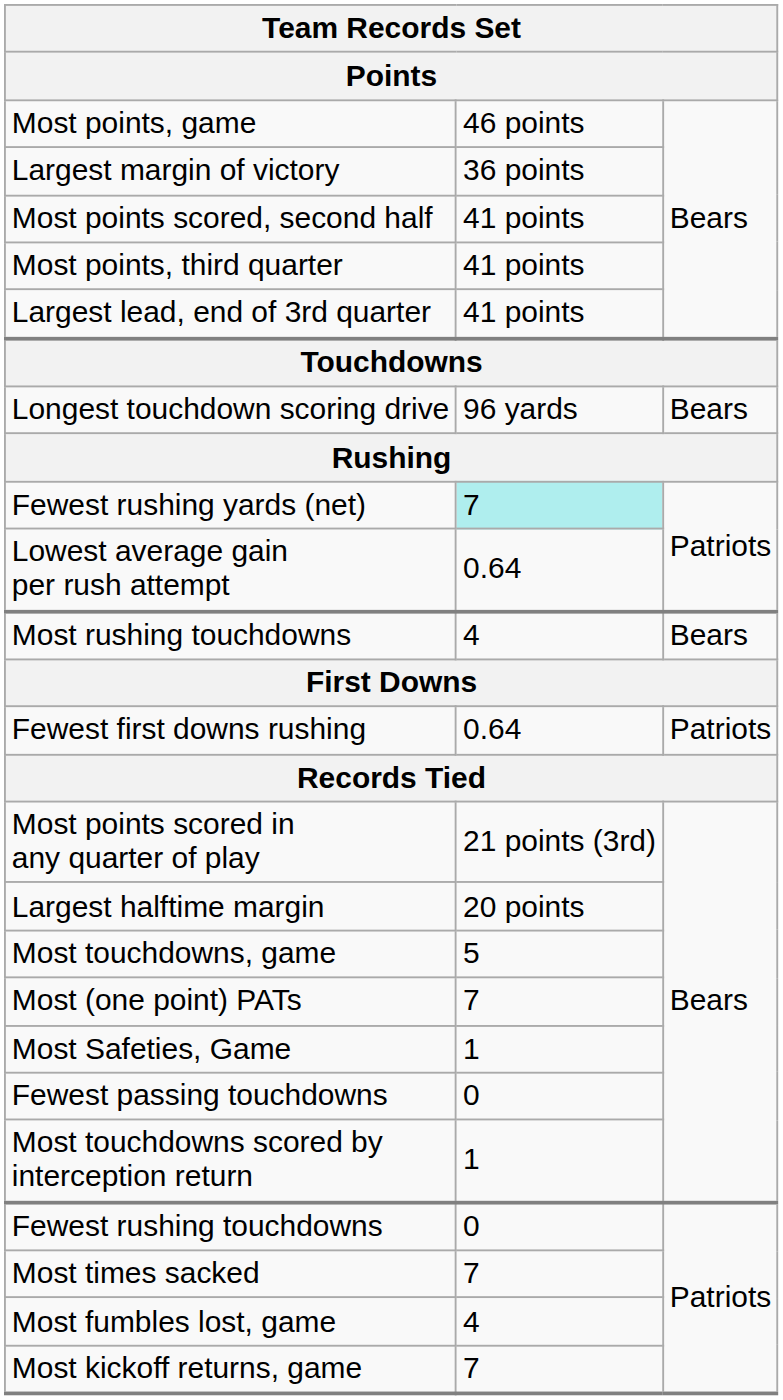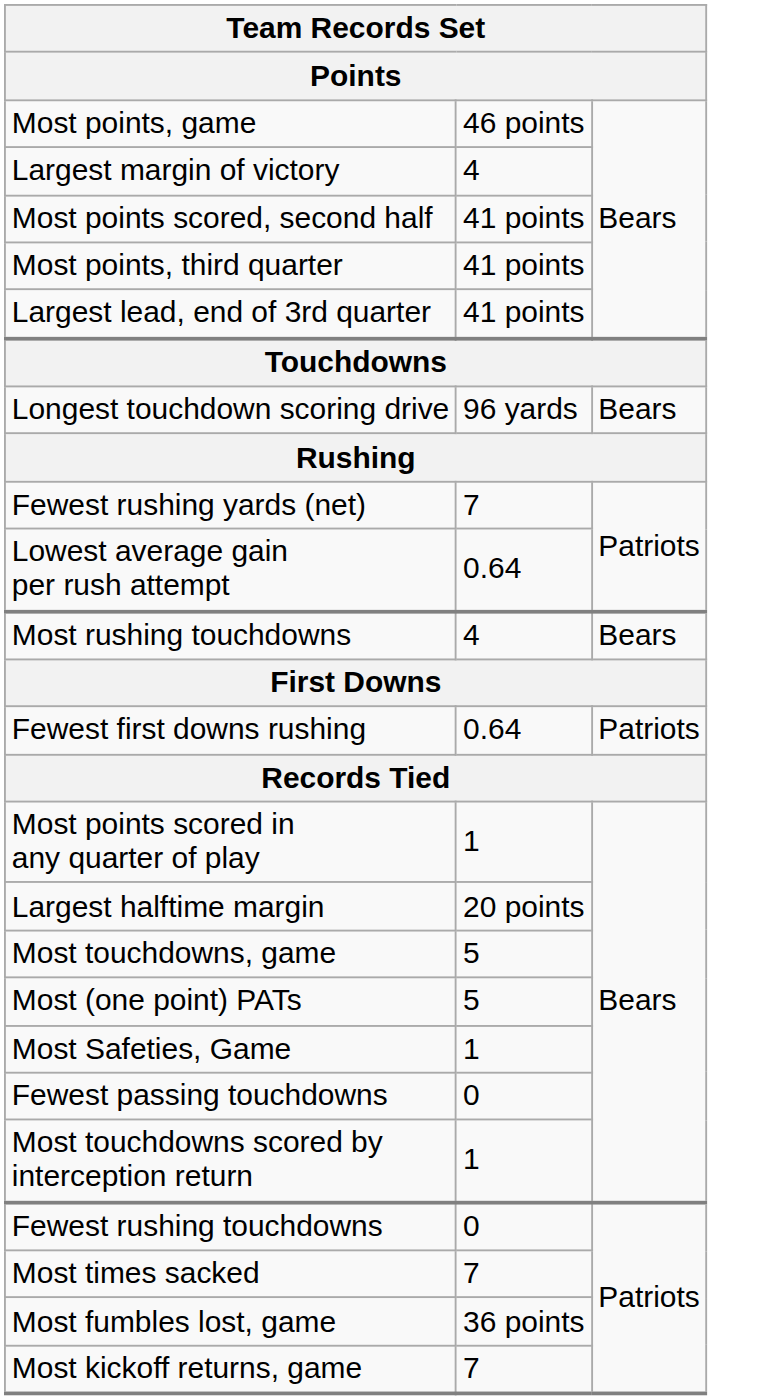(524, 170) 36 points -> (471, 170) 4
(471, 504) paleturquoise background -> (471, 504) no background
(560, 841) 21 points (3rd) -> (471, 841) 1
(471, 1000) 7 -> (471, 1000) 5
(471, 1321) 4 -> (524, 1321) 36 points
